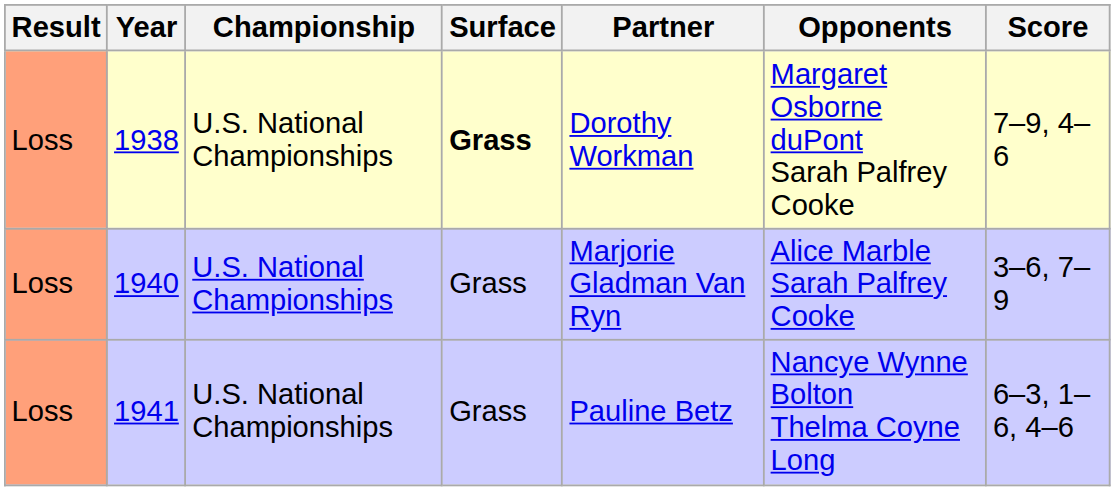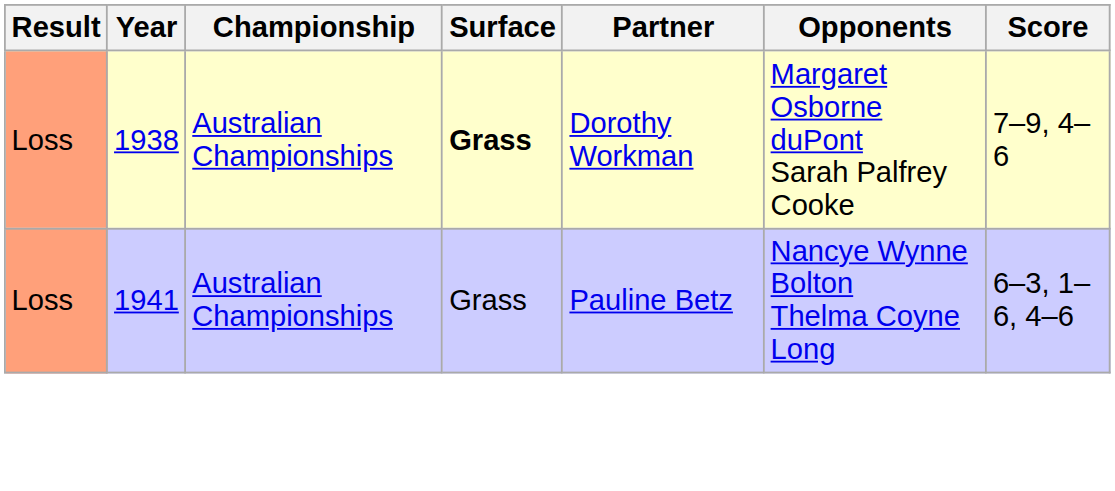(293, 139) U.S. National Championships -> (293, 139) Australian Championships
- row: (146, 283)
(293, 411) U.S. National Championships -> (293, 300) Australian Championships
